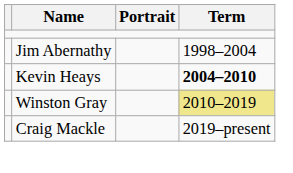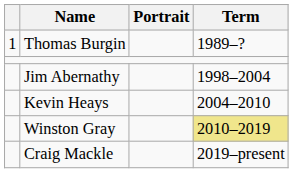+ row: (75, 43)
(219, 76) bold -> (234, 102) normal
